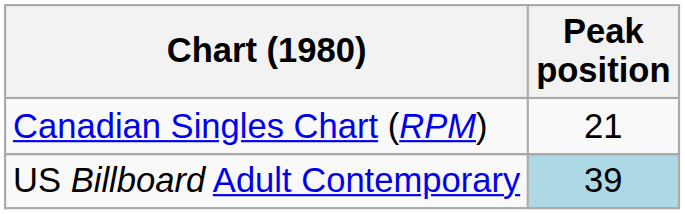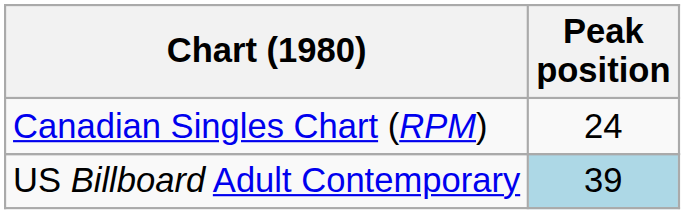(603, 125) 21 -> (603, 125) 24
